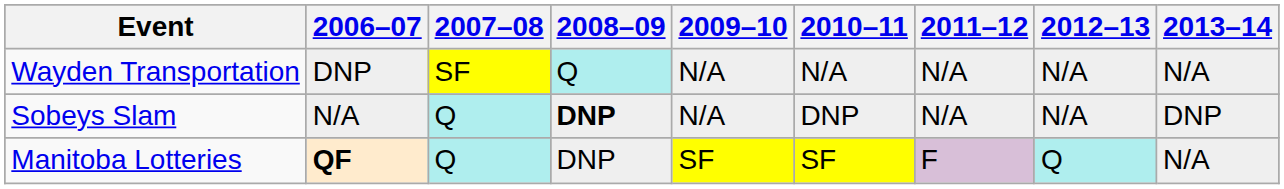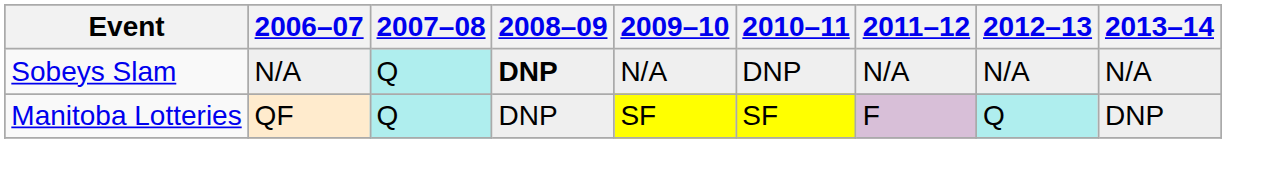- row: (156, 71)
(1193, 115) DNP -> (1128, 71) N/A
(332, 159) bold -> (274, 115) normal
(1186, 159) N/A -> (1135, 115) DNP
